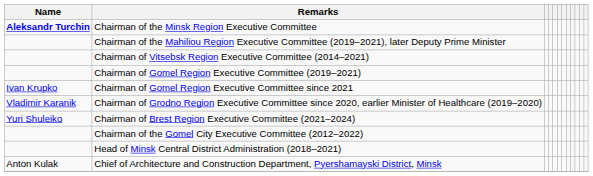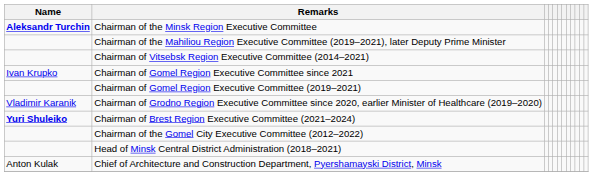rows swapped: (224, 88) <-> (228, 73)
(34, 118) normal -> (37, 118) bold
